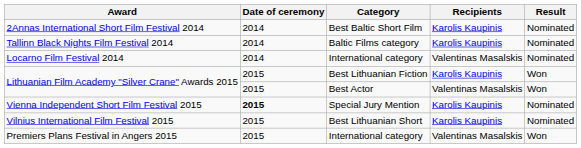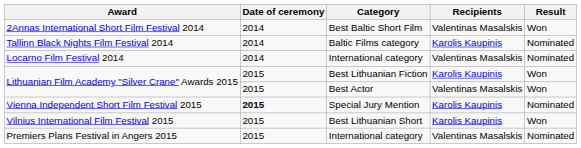(467, 27) Karolis Kaupinis -> (477, 27) Valentinas Masalskis
(551, 27) Nominated -> (537, 27) Won
(551, 120) Nominated -> (537, 120) Won
(537, 136) Won -> (551, 136) Nominated
